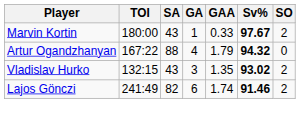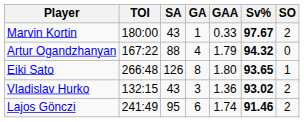+ row: (30, 70)
(222, 70) 1.35 -> (225, 88) 1.36
(172, 88) 82 -> (173, 107) 95
